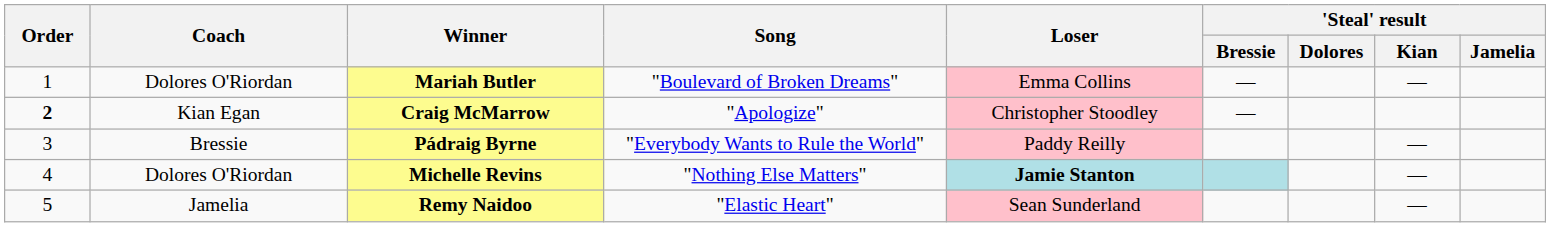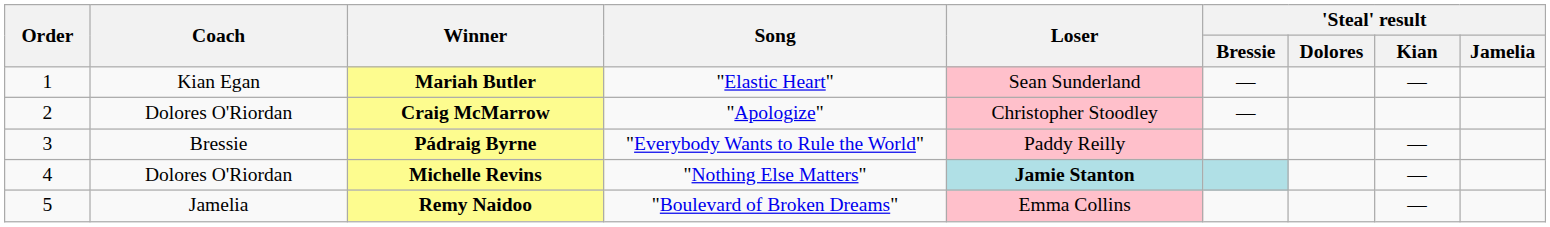(219, 81) Dolores O'Riordan -> (219, 81) Kian Egan
(775, 81) "Boulevard of Broken Dreams" -> (775, 81) "Elastic Heart"
(1075, 81) Emma Collins -> (1075, 81) Sean Sunderland
(47, 112) bold -> (47, 112) normal
(219, 112) Kian Egan -> (219, 112) Dolores O'Riordan
(775, 205) "Elastic Heart" -> (775, 205) "Boulevard of Broken Dreams"
(1075, 205) Sean Sunderland -> (1075, 205) Emma Collins
